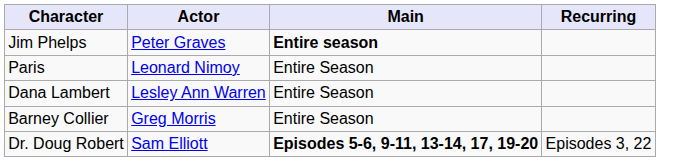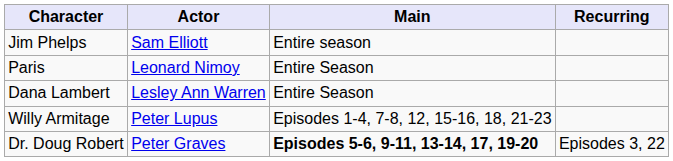(178, 42) Peter Graves -> (169, 42) Sam Elliott
(326, 42) bold -> (322, 42) normal
- row: (58, 118)
+ row: (59, 118)
(169, 144) Sam Elliott -> (178, 144) Peter Graves
